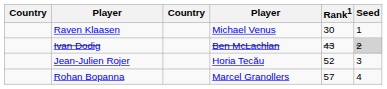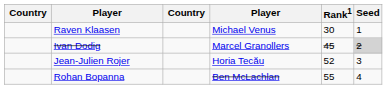(246, 45) Ben McLachlan -> (251, 45) Marcel Granollers
(329, 45) 43 -> (329, 45) 45
(251, 76) Marcel Granollers -> (246, 76) Ben McLachlan
(329, 76) 57 -> (329, 76) 55
